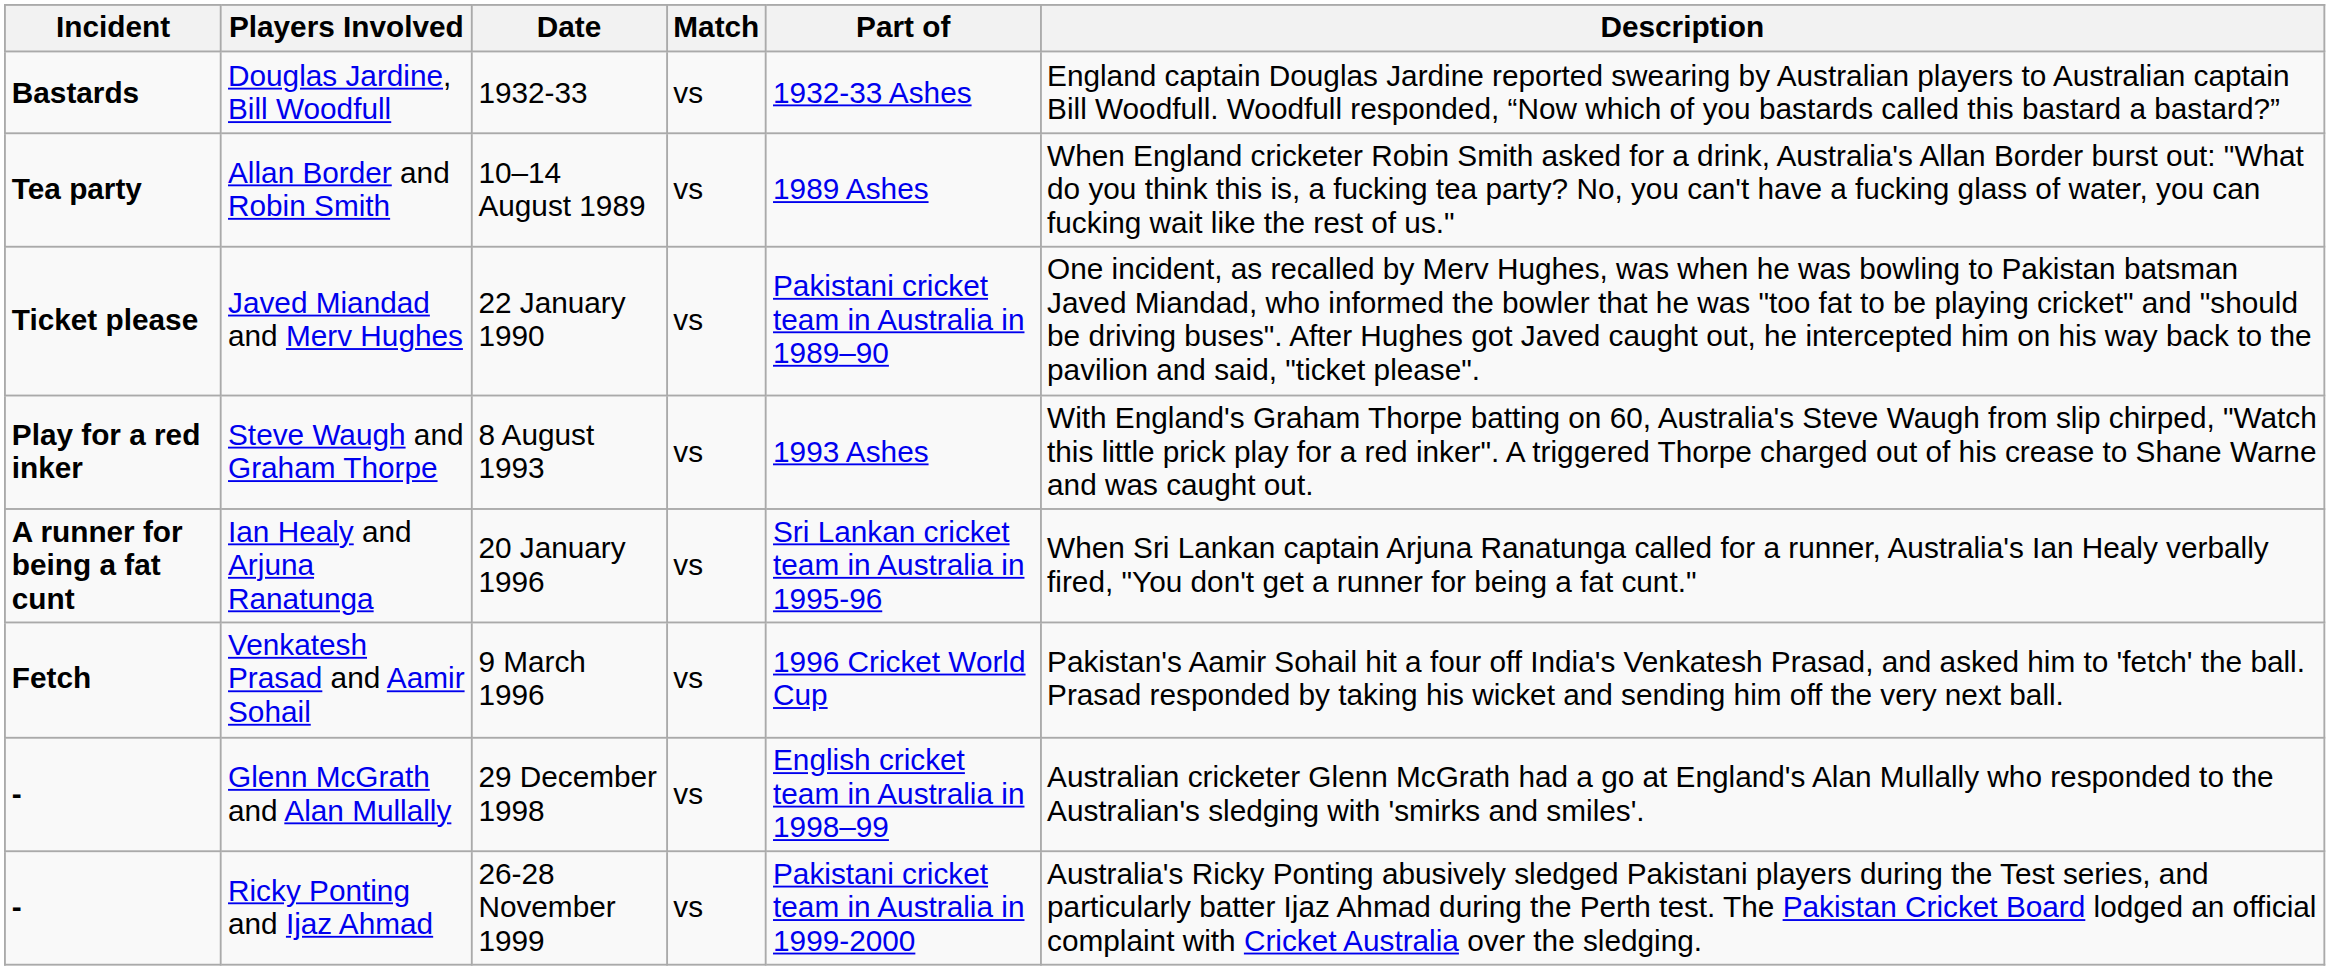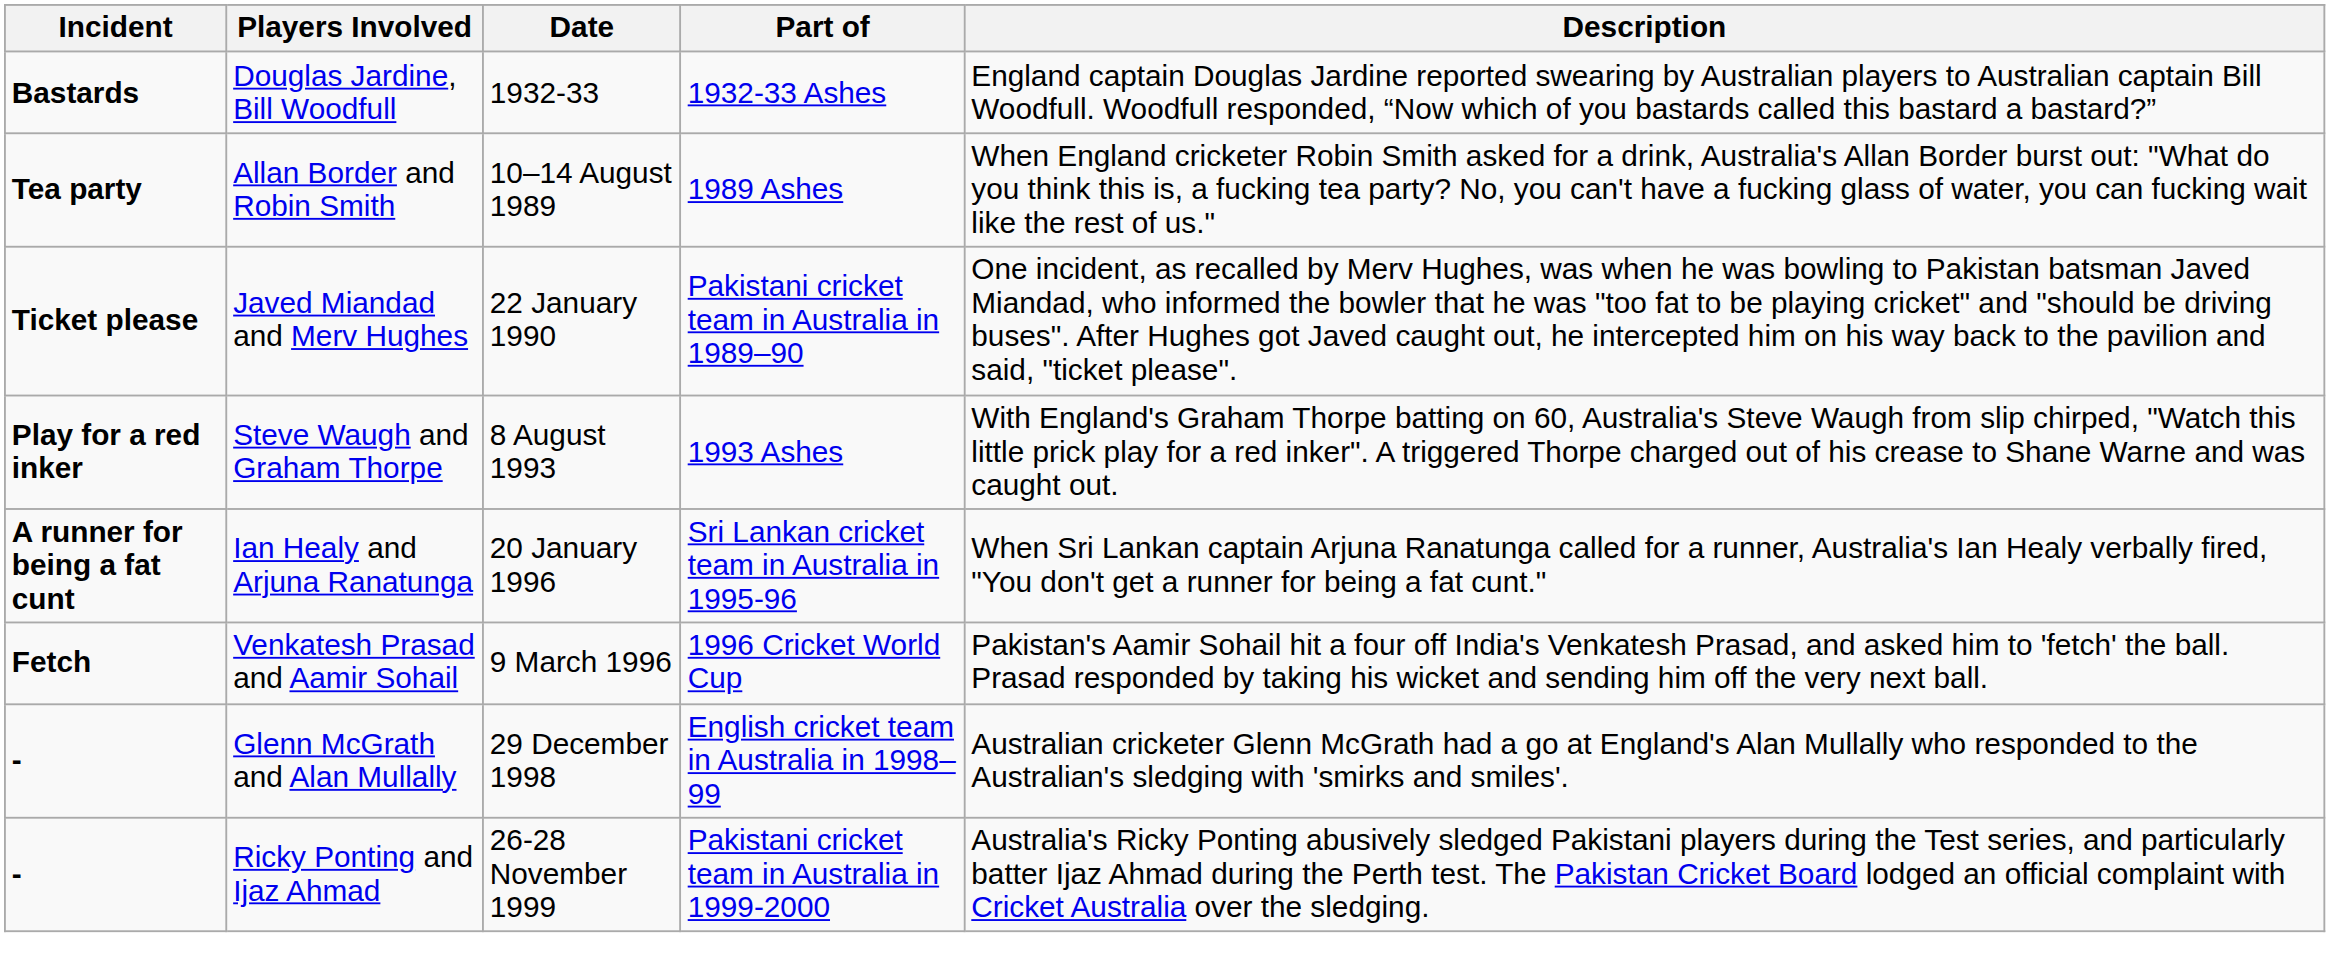- column: (716, 28)
